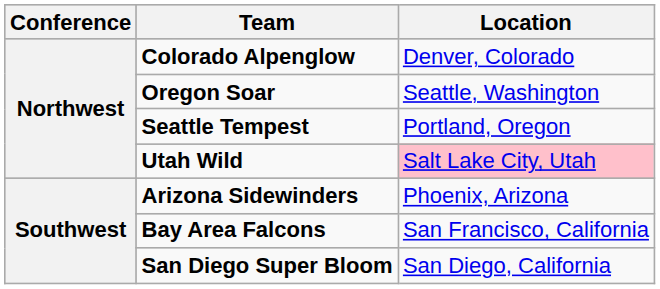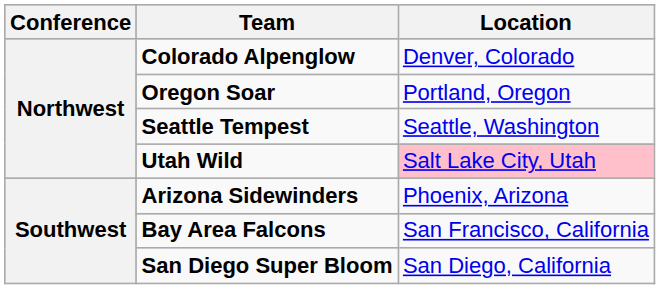(501, 91) Seattle, Washington -> (487, 91) Portland, Oregon
(487, 126) Portland, Oregon -> (501, 126) Seattle, Washington
